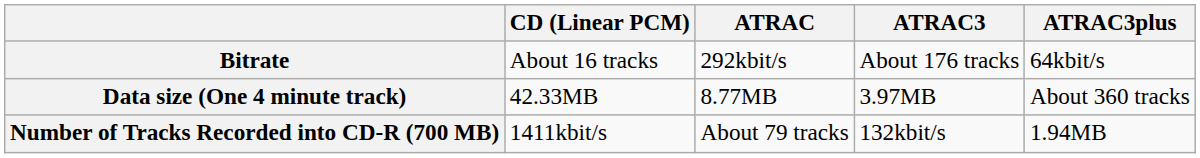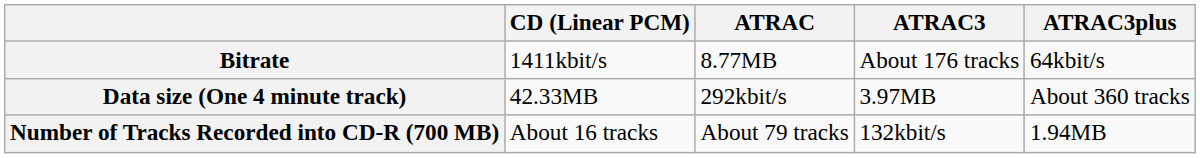(584, 59) About 16 tracks -> (558, 59) 1411kbit/s
(744, 59) 292kbit/s -> (739, 59) 8.77MB
(739, 96) 8.77MB -> (744, 96) 292kbit/s
(558, 133) 1411kbit/s -> (584, 133) About 16 tracks
